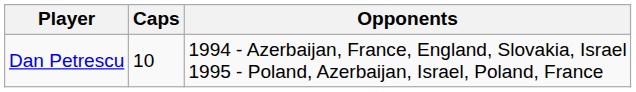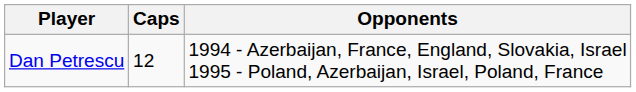(144, 60) 10 -> (144, 60) 12
